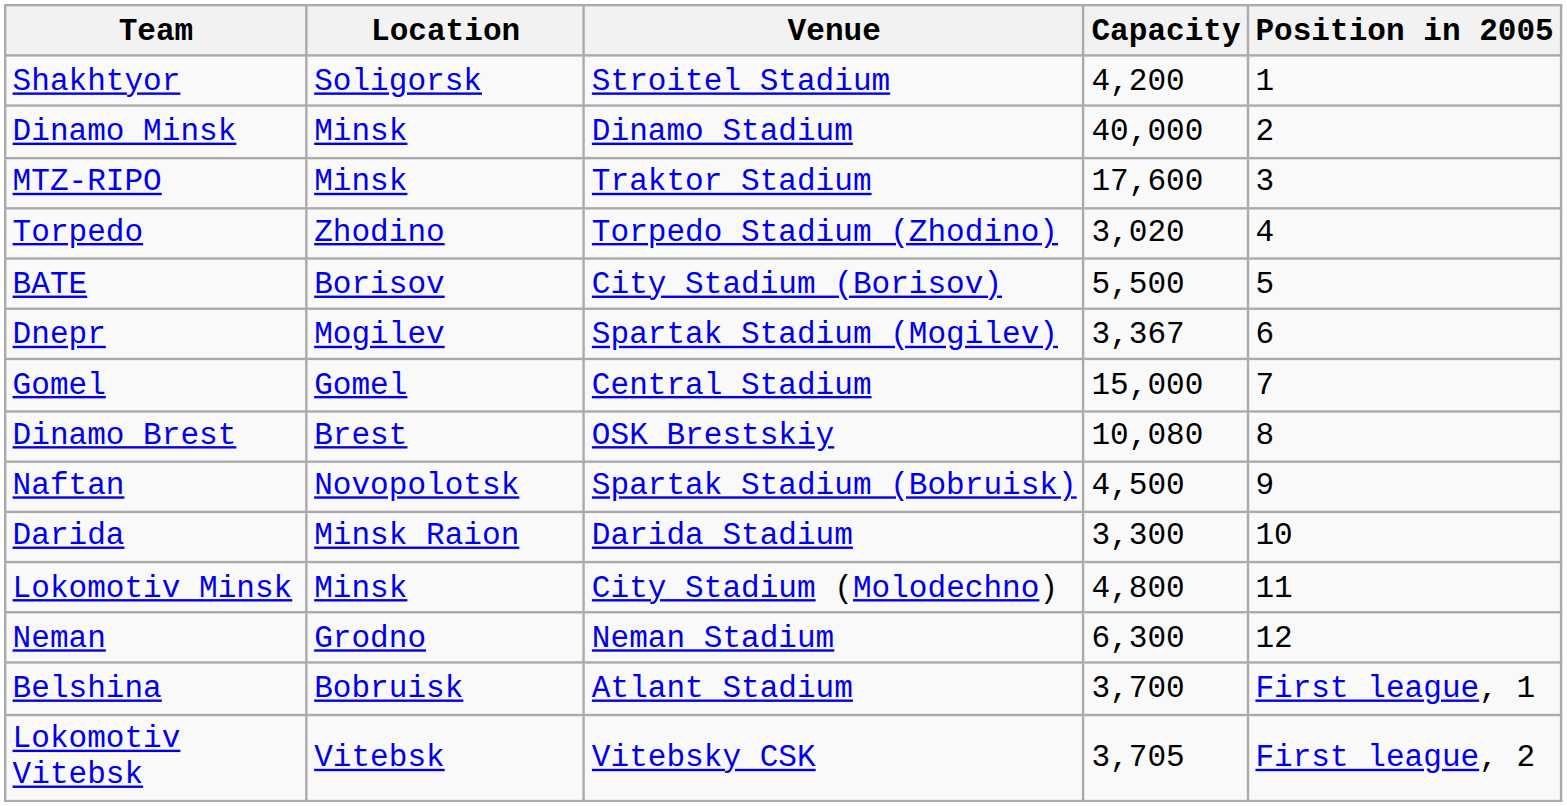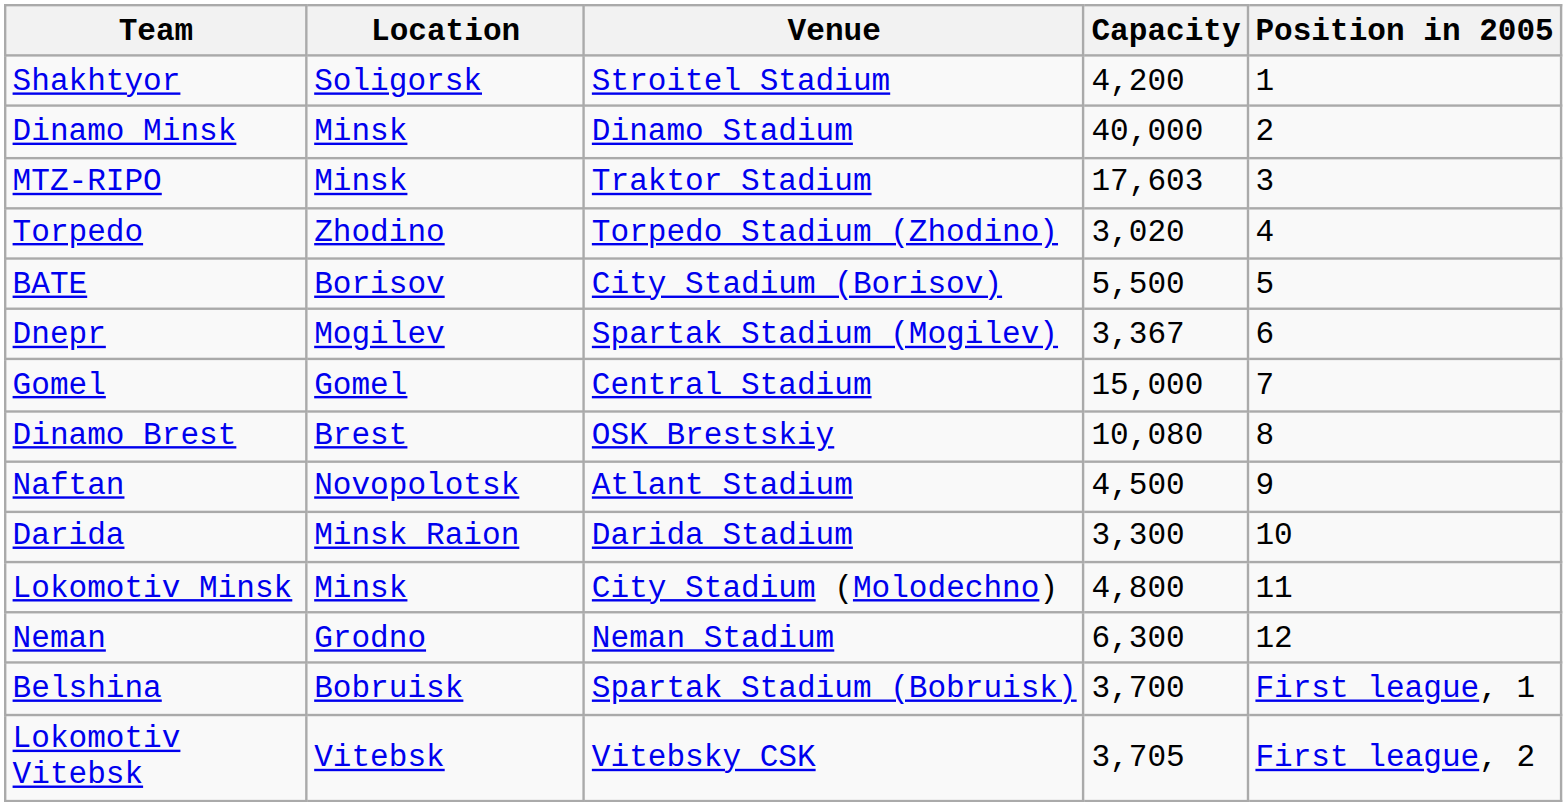(1147, 182) 17,600 -> (1147, 182) 17,603
(834, 486) Spartak Stadium (Bobruisk) -> (722, 486) Atlant Stadium
(722, 689) Atlant Stadium -> (834, 689) Spartak Stadium (Bobruisk)
